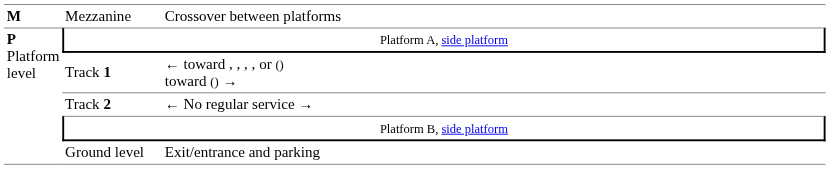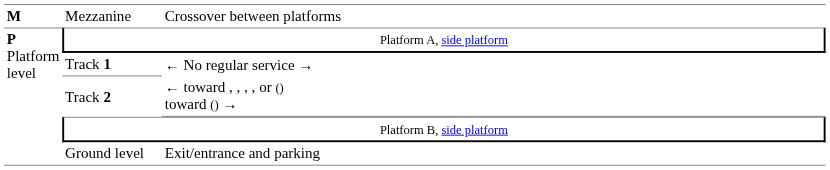(224, 72) ← toward , , , , or () toward () → -> (239, 64) ← No regular service →
(239, 104) ← No regular service → -> (224, 96) ← toward , , , , or () toward () →
